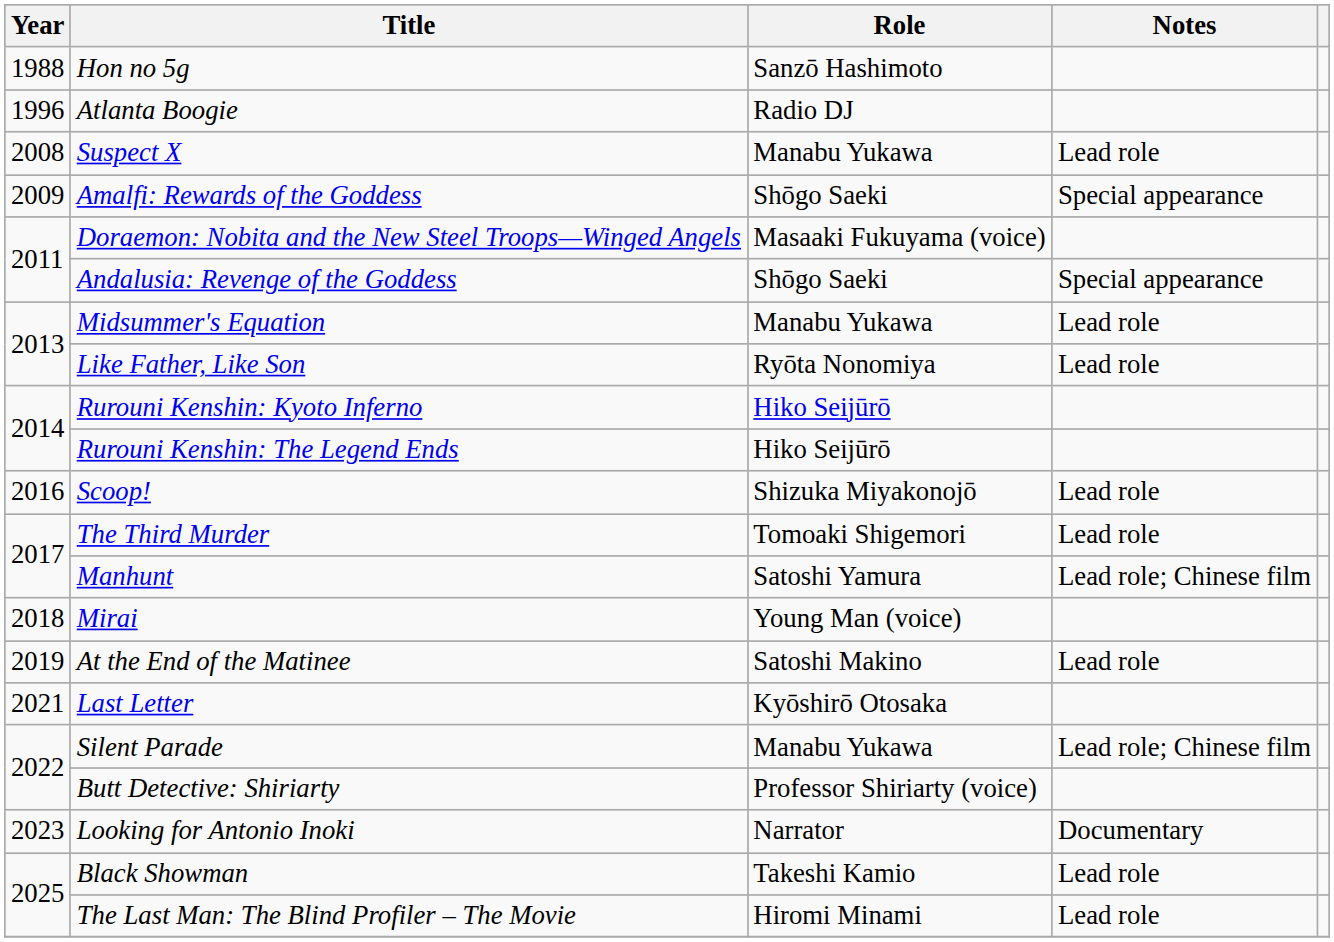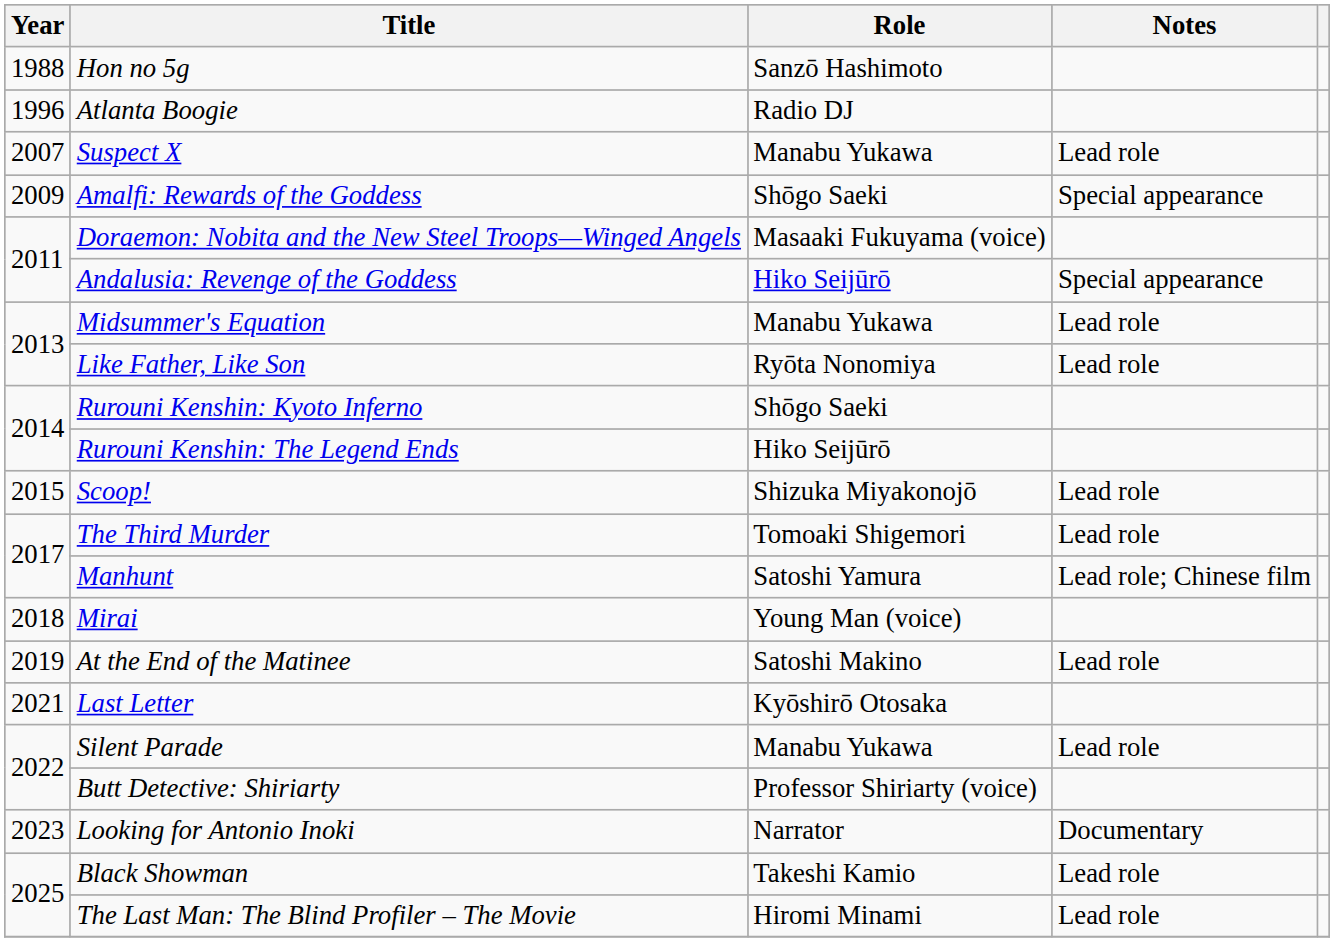(38, 152) 2008 -> (38, 152) 2007
(821, 279) Shōgo Saeki -> (822, 279) Hiko Seijūrō
(822, 407) Hiko Seijūrō -> (821, 407) Shōgo Saeki
(38, 491) 2016 -> (38, 491) 2015
(1185, 746) Lead role; Chinese film -> (1109, 746) Lead role
